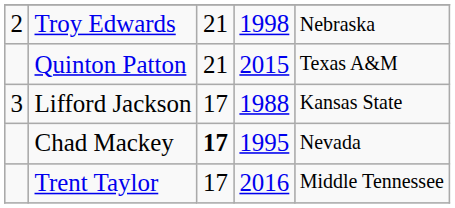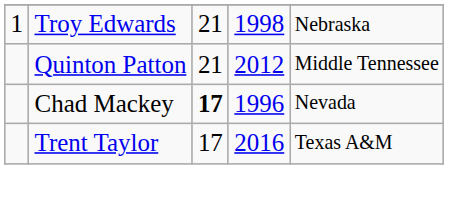(17, 24) 2 -> (17, 24) 1
(264, 63) 2015 -> (259, 63) 2012
(349, 63) Texas A&M -> (367, 63) Middle Tennessee
- row: (113, 103)
(264, 143) 1995 -> (259, 103) 1996
(372, 182) Middle Tennessee -> (344, 143) Texas A&M
